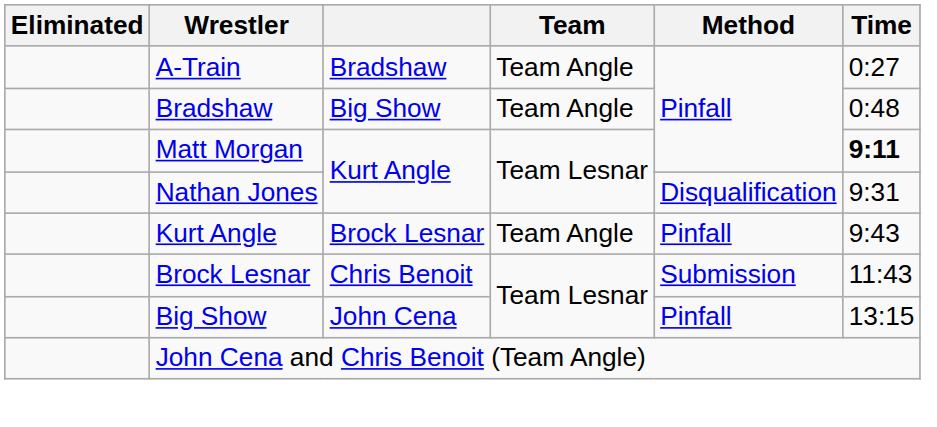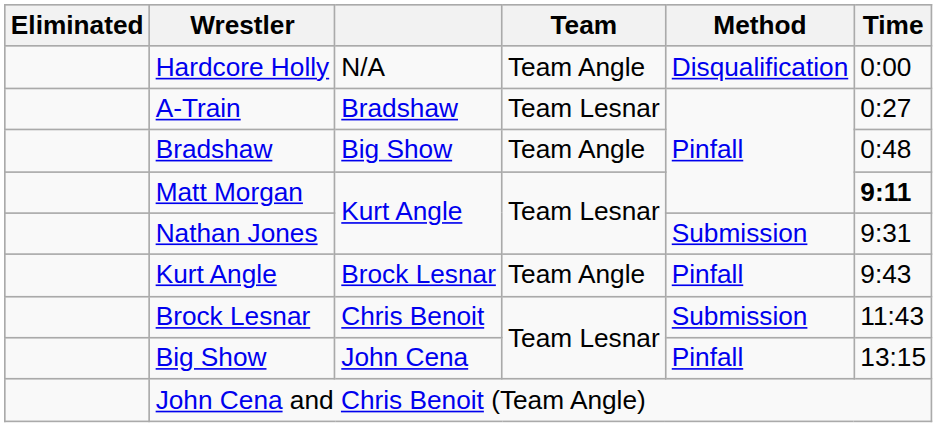+ row: (242, 66)
(565, 66) Team Angle -> (584, 108) Team Lesnar
(748, 191) Disqualification -> (740, 233) Submission
